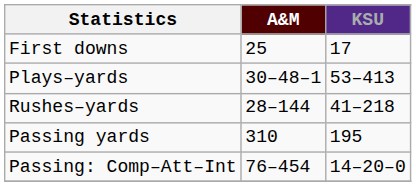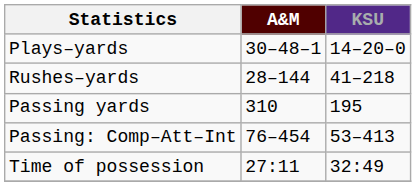- row: (69, 49)
(362, 78) 53–413 -> (368, 49) 14–20–0
(368, 167) 14–20–0 -> (362, 137) 53–413
+ row: (107, 167)
